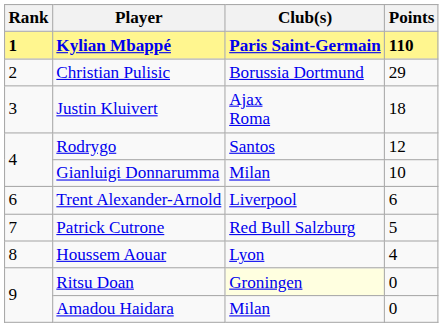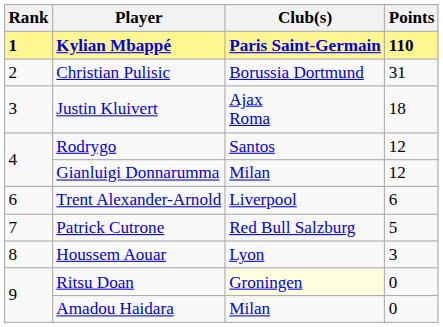(397, 72) 29 -> (397, 72) 31
(397, 173) 10 -> (397, 173) 12
(393, 254) 4 -> (393, 254) 3
